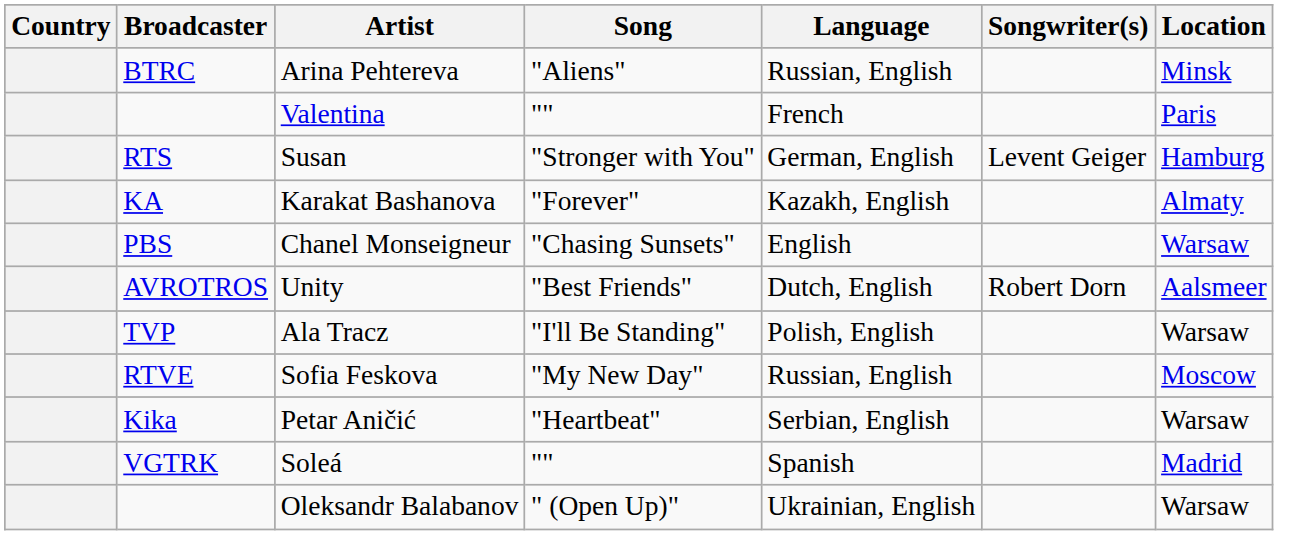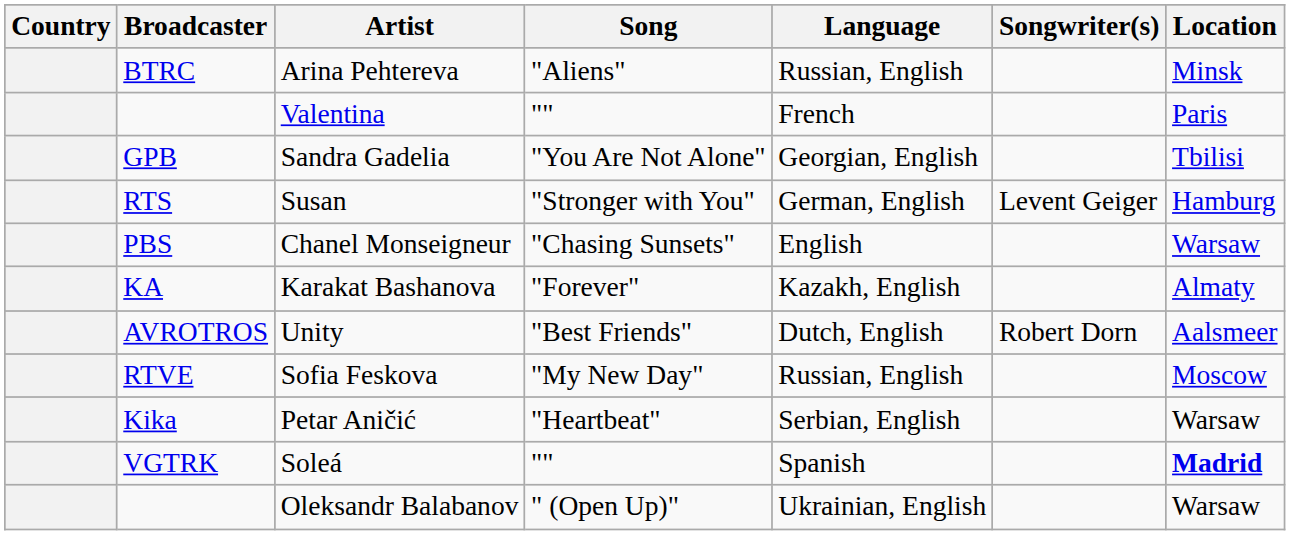+ row: (365, 157)
rows swapped: (388, 200) <-> (396, 244)
- row: (335, 331)
(1202, 462) normal -> (1217, 462) bold
